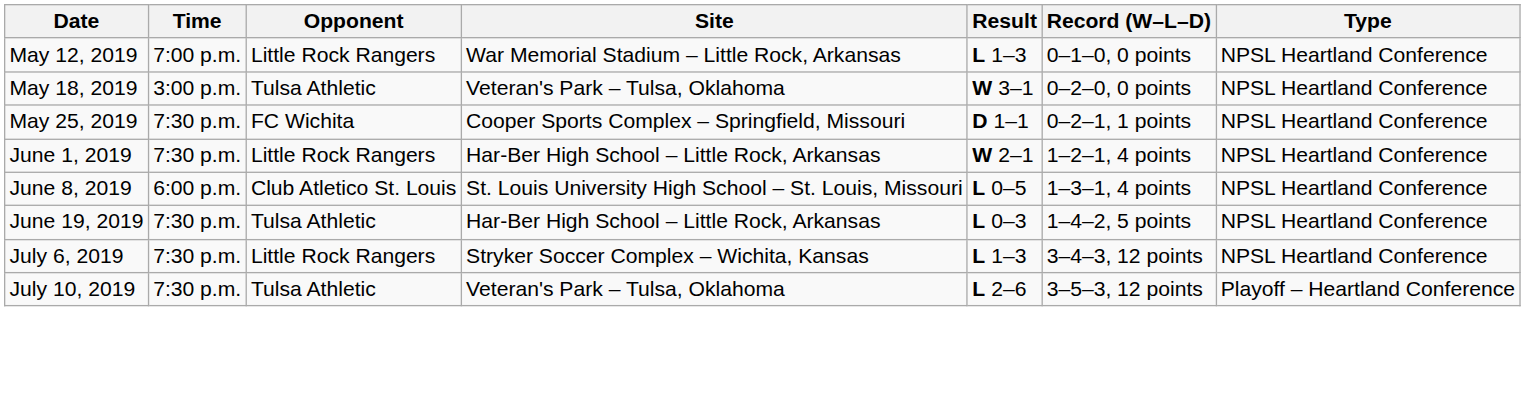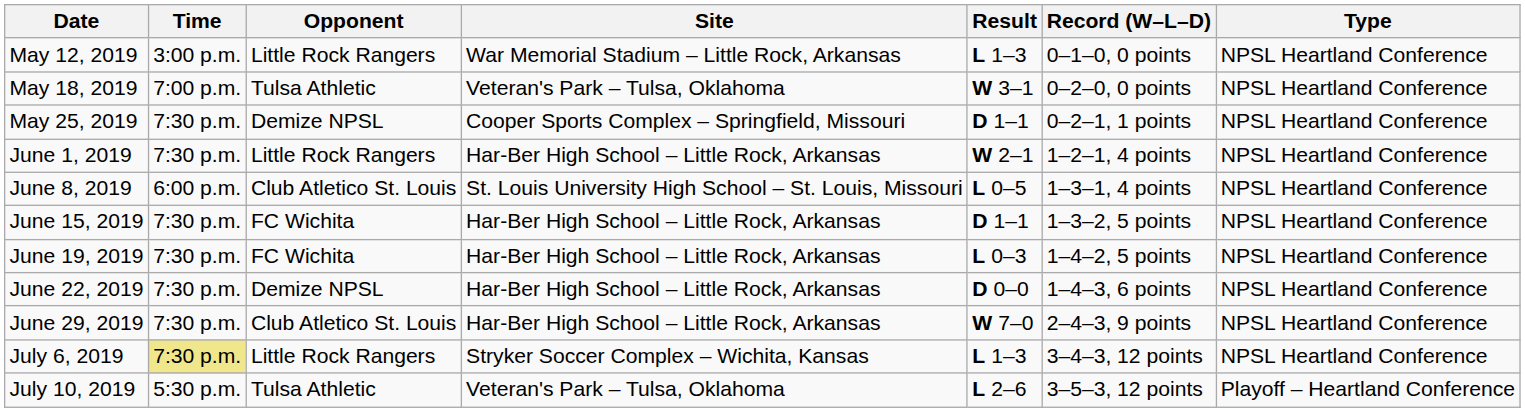(197, 54) 7:00 p.m. -> (197, 54) 3:00 p.m.
(197, 88) 3:00 p.m. -> (197, 88) 7:00 p.m.
(303, 121) FC Wichita -> (317, 121) Demize NPSL
+ row: (76, 222)
(313, 222) Tulsa Athletic -> (303, 255) FC Wichita
+ row: (76, 289)
+ row: (76, 322)
(197, 255) no background -> (197, 356) khaki background
(197, 289) 7:30 p.m. -> (197, 389) 5:30 p.m.
